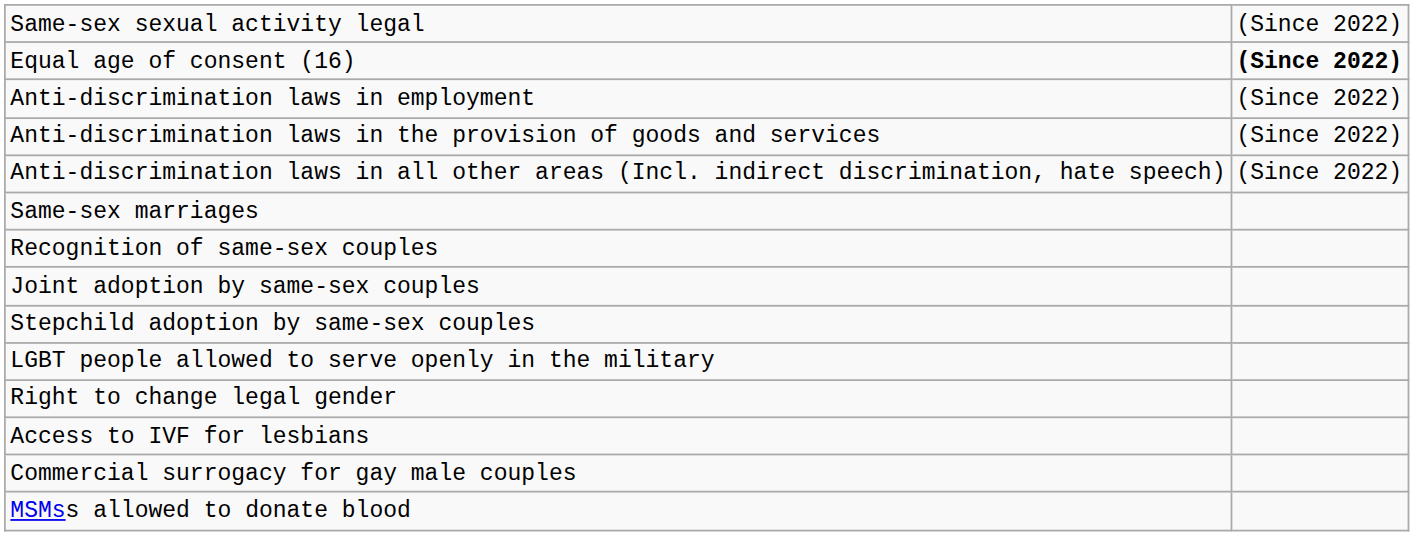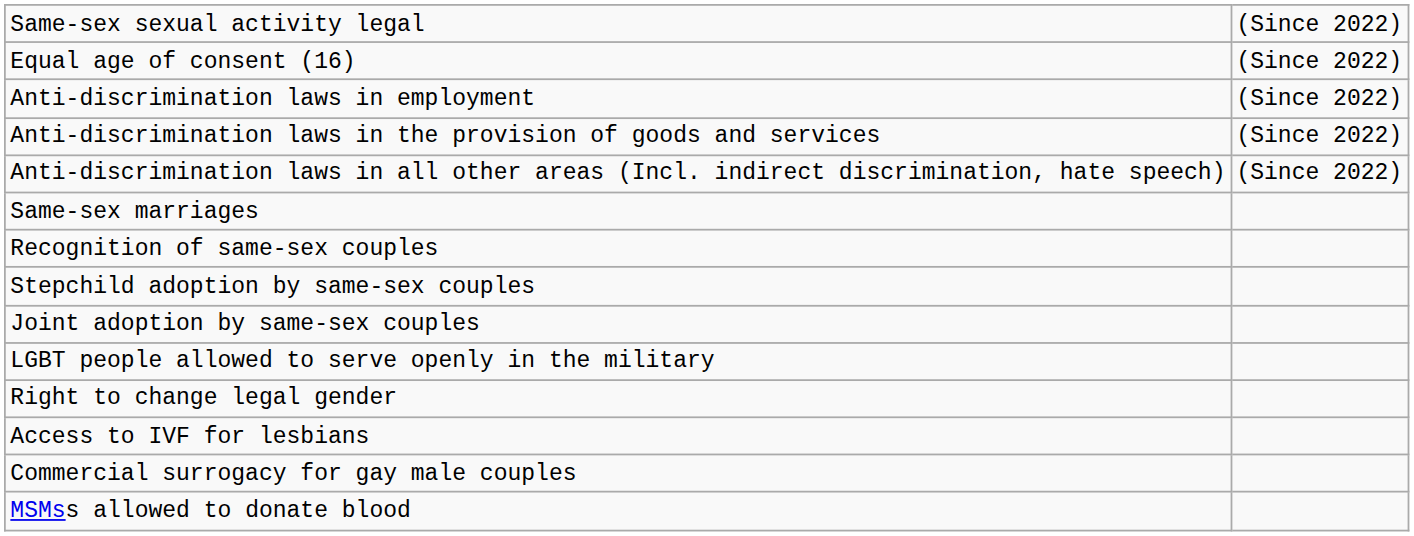(1319, 61) bold -> (1319, 61) normal
rows swapped: (273, 324) <-> (245, 286)
